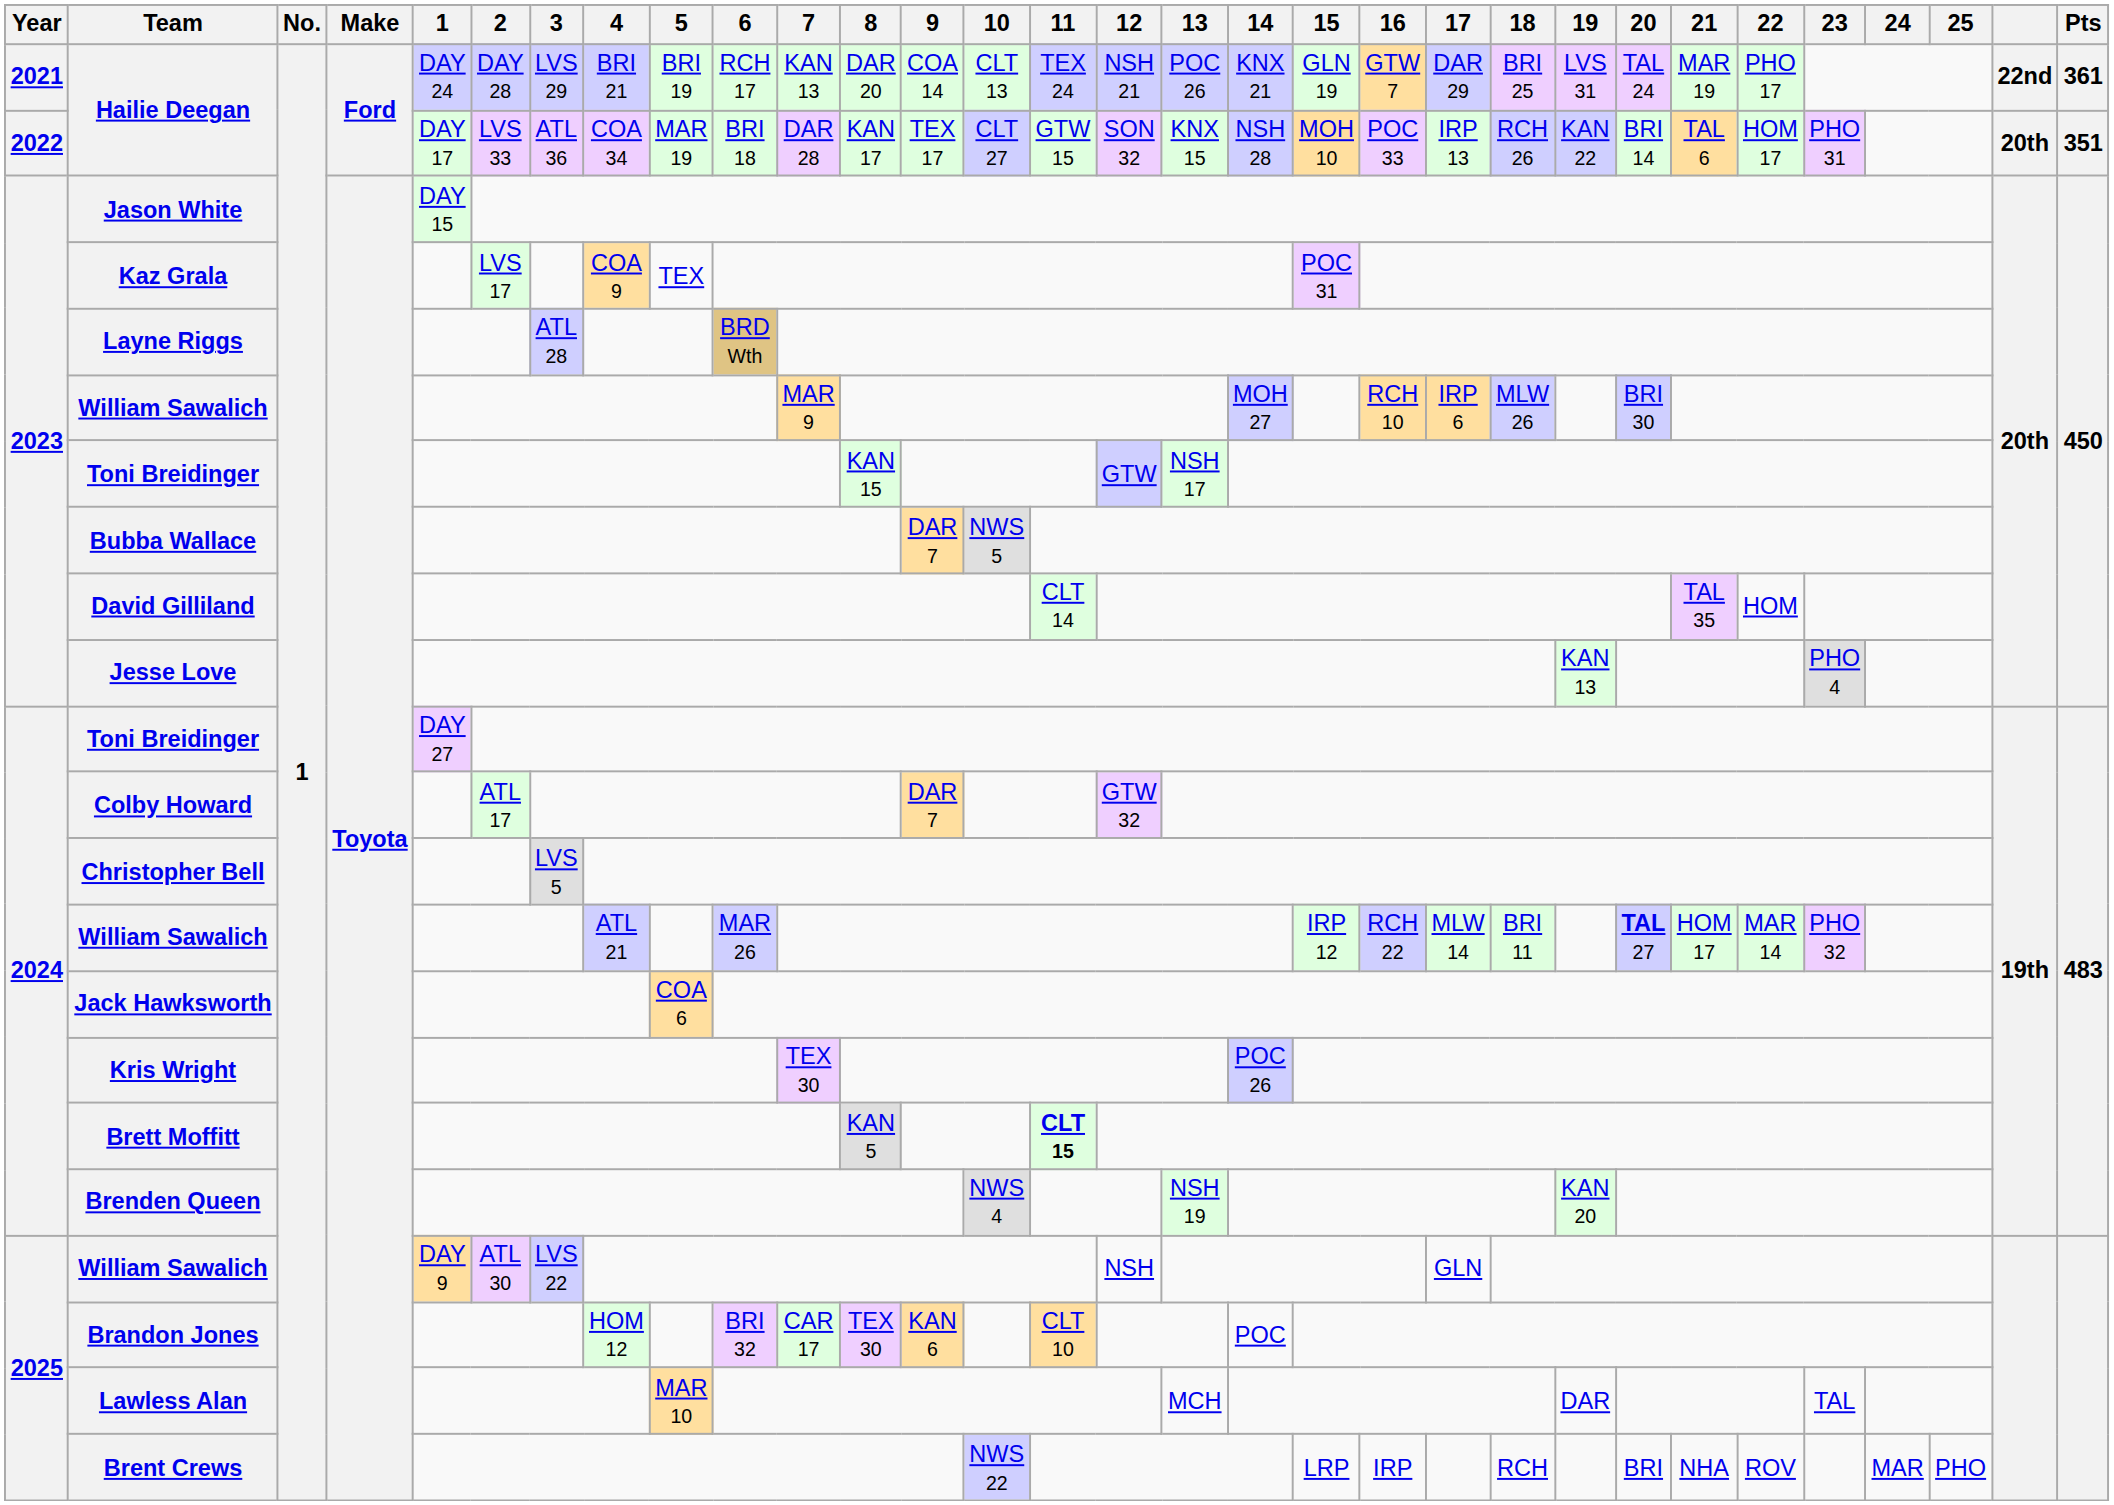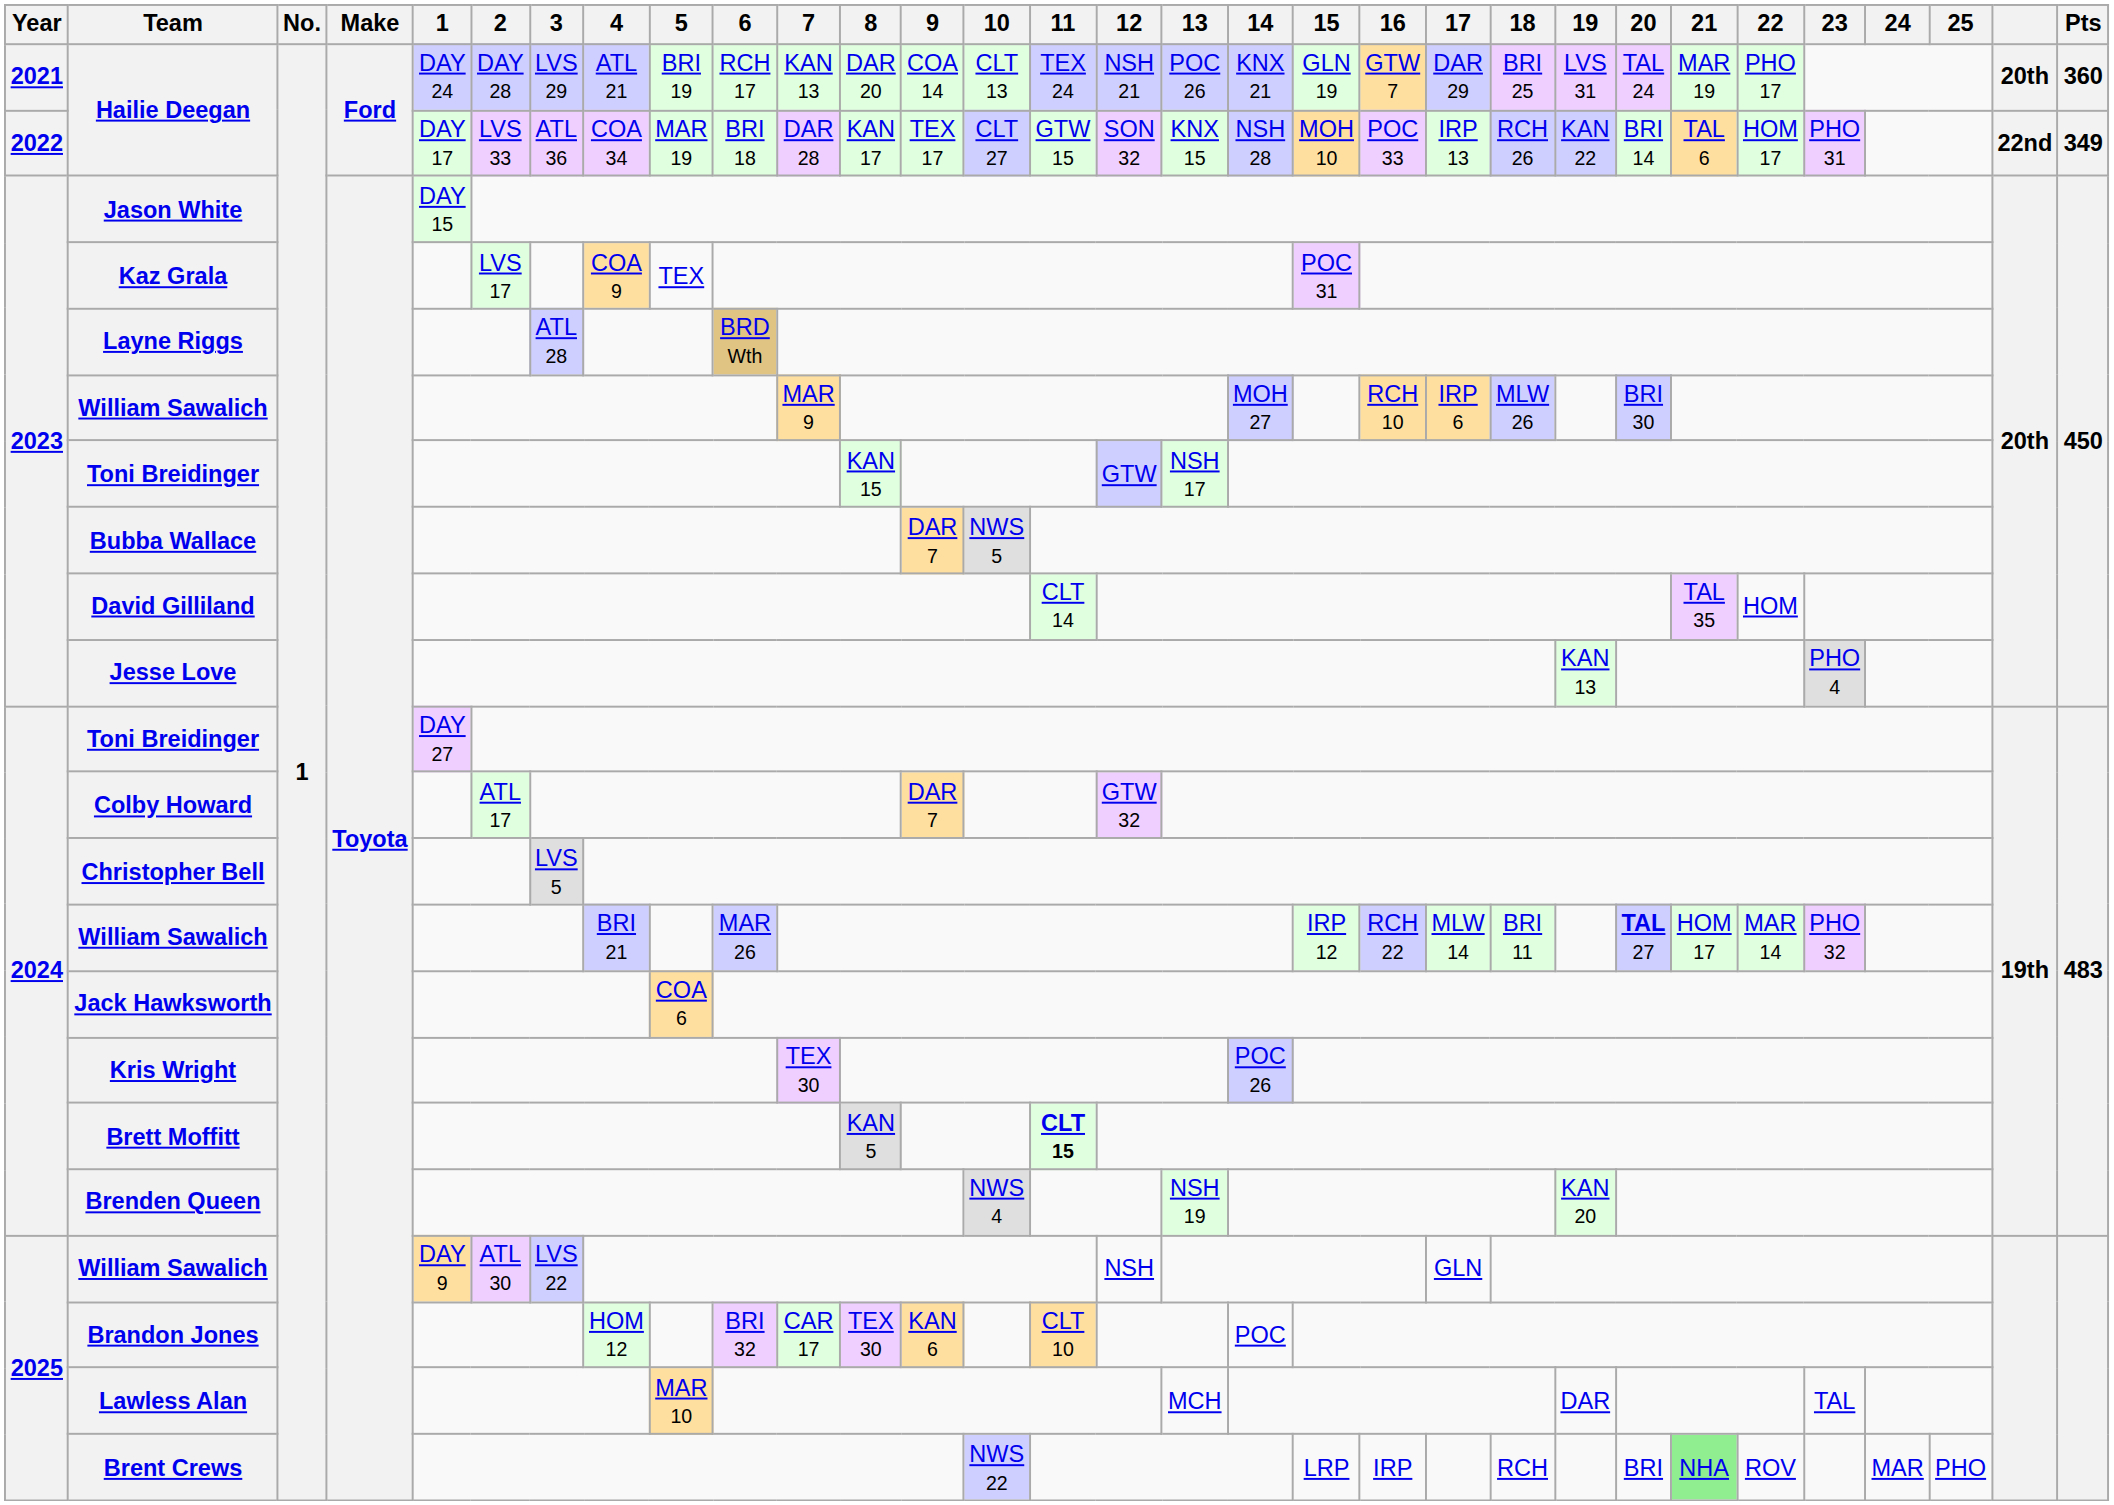(616, 76) BRI 21 -> (616, 76) ATL 21
(2025, 77) 22nd -> (2025, 77) 20th
(2083, 77) 361 -> (2083, 77) 360
(2025, 143) 20th -> (2025, 143) 22nd
(2083, 143) 351 -> (2083, 143) 349
(616, 937) ATL 21 -> (616, 937) BRI 21
(1704, 1467) no background -> (1704, 1467) lightgreen background
